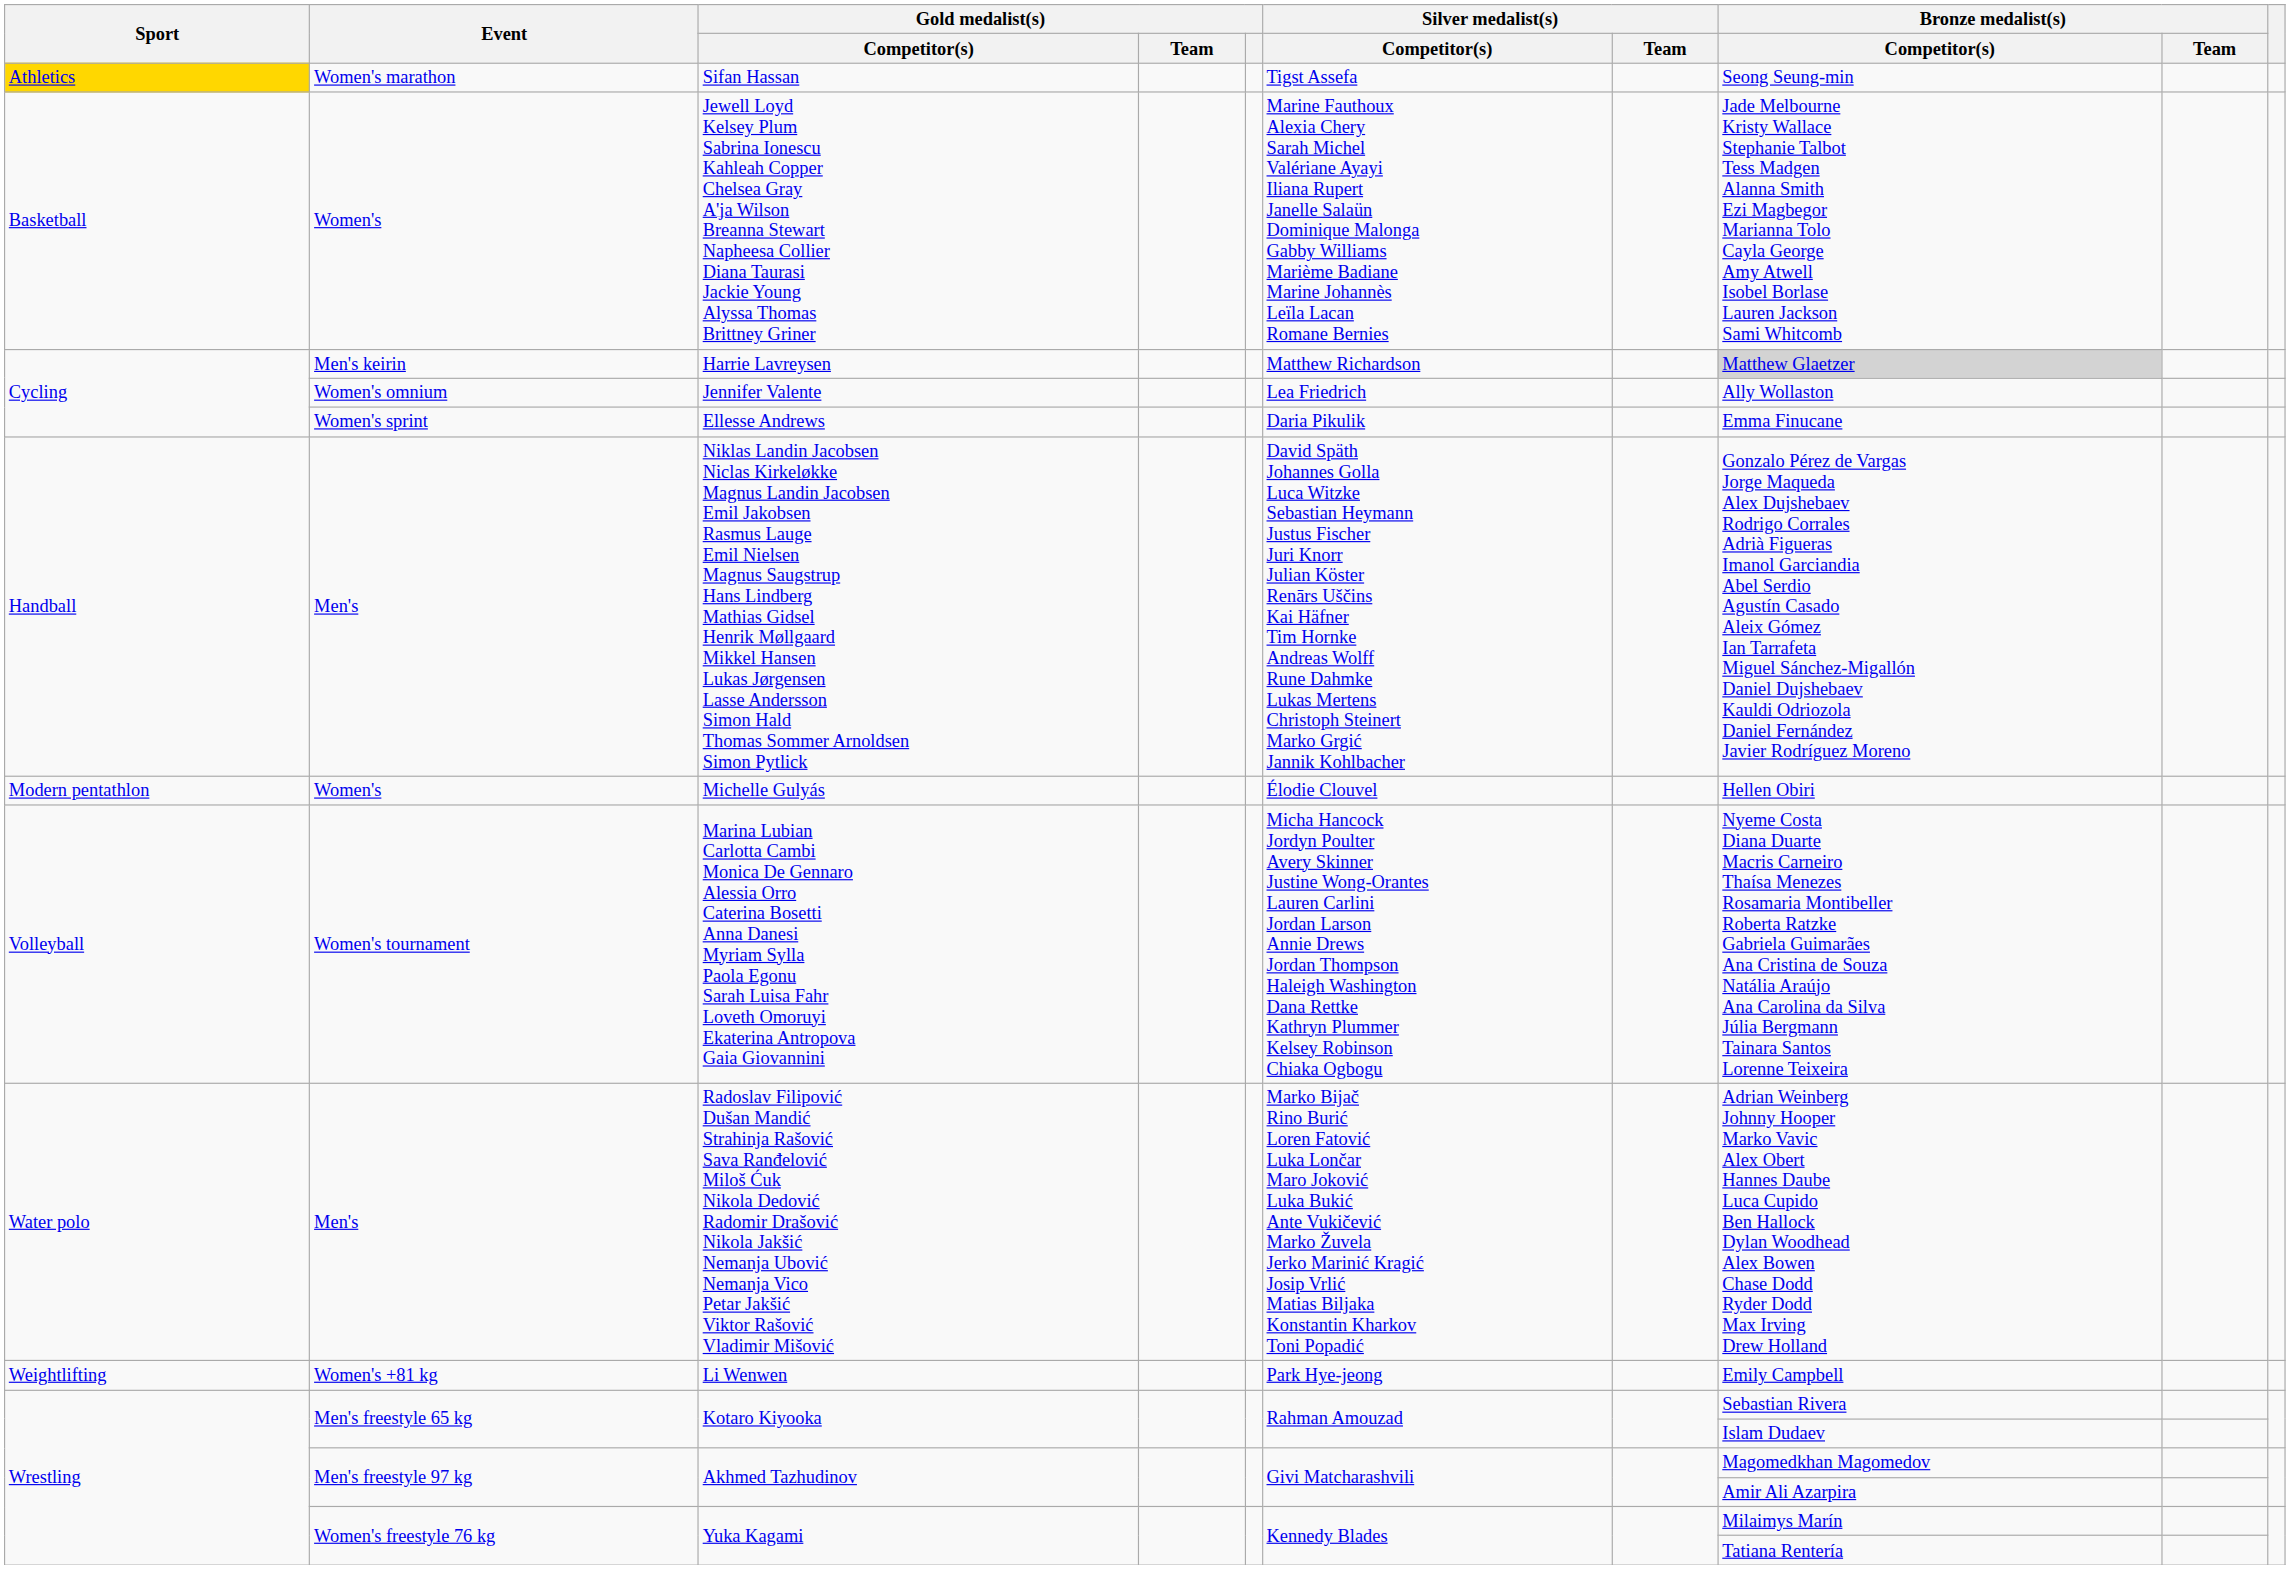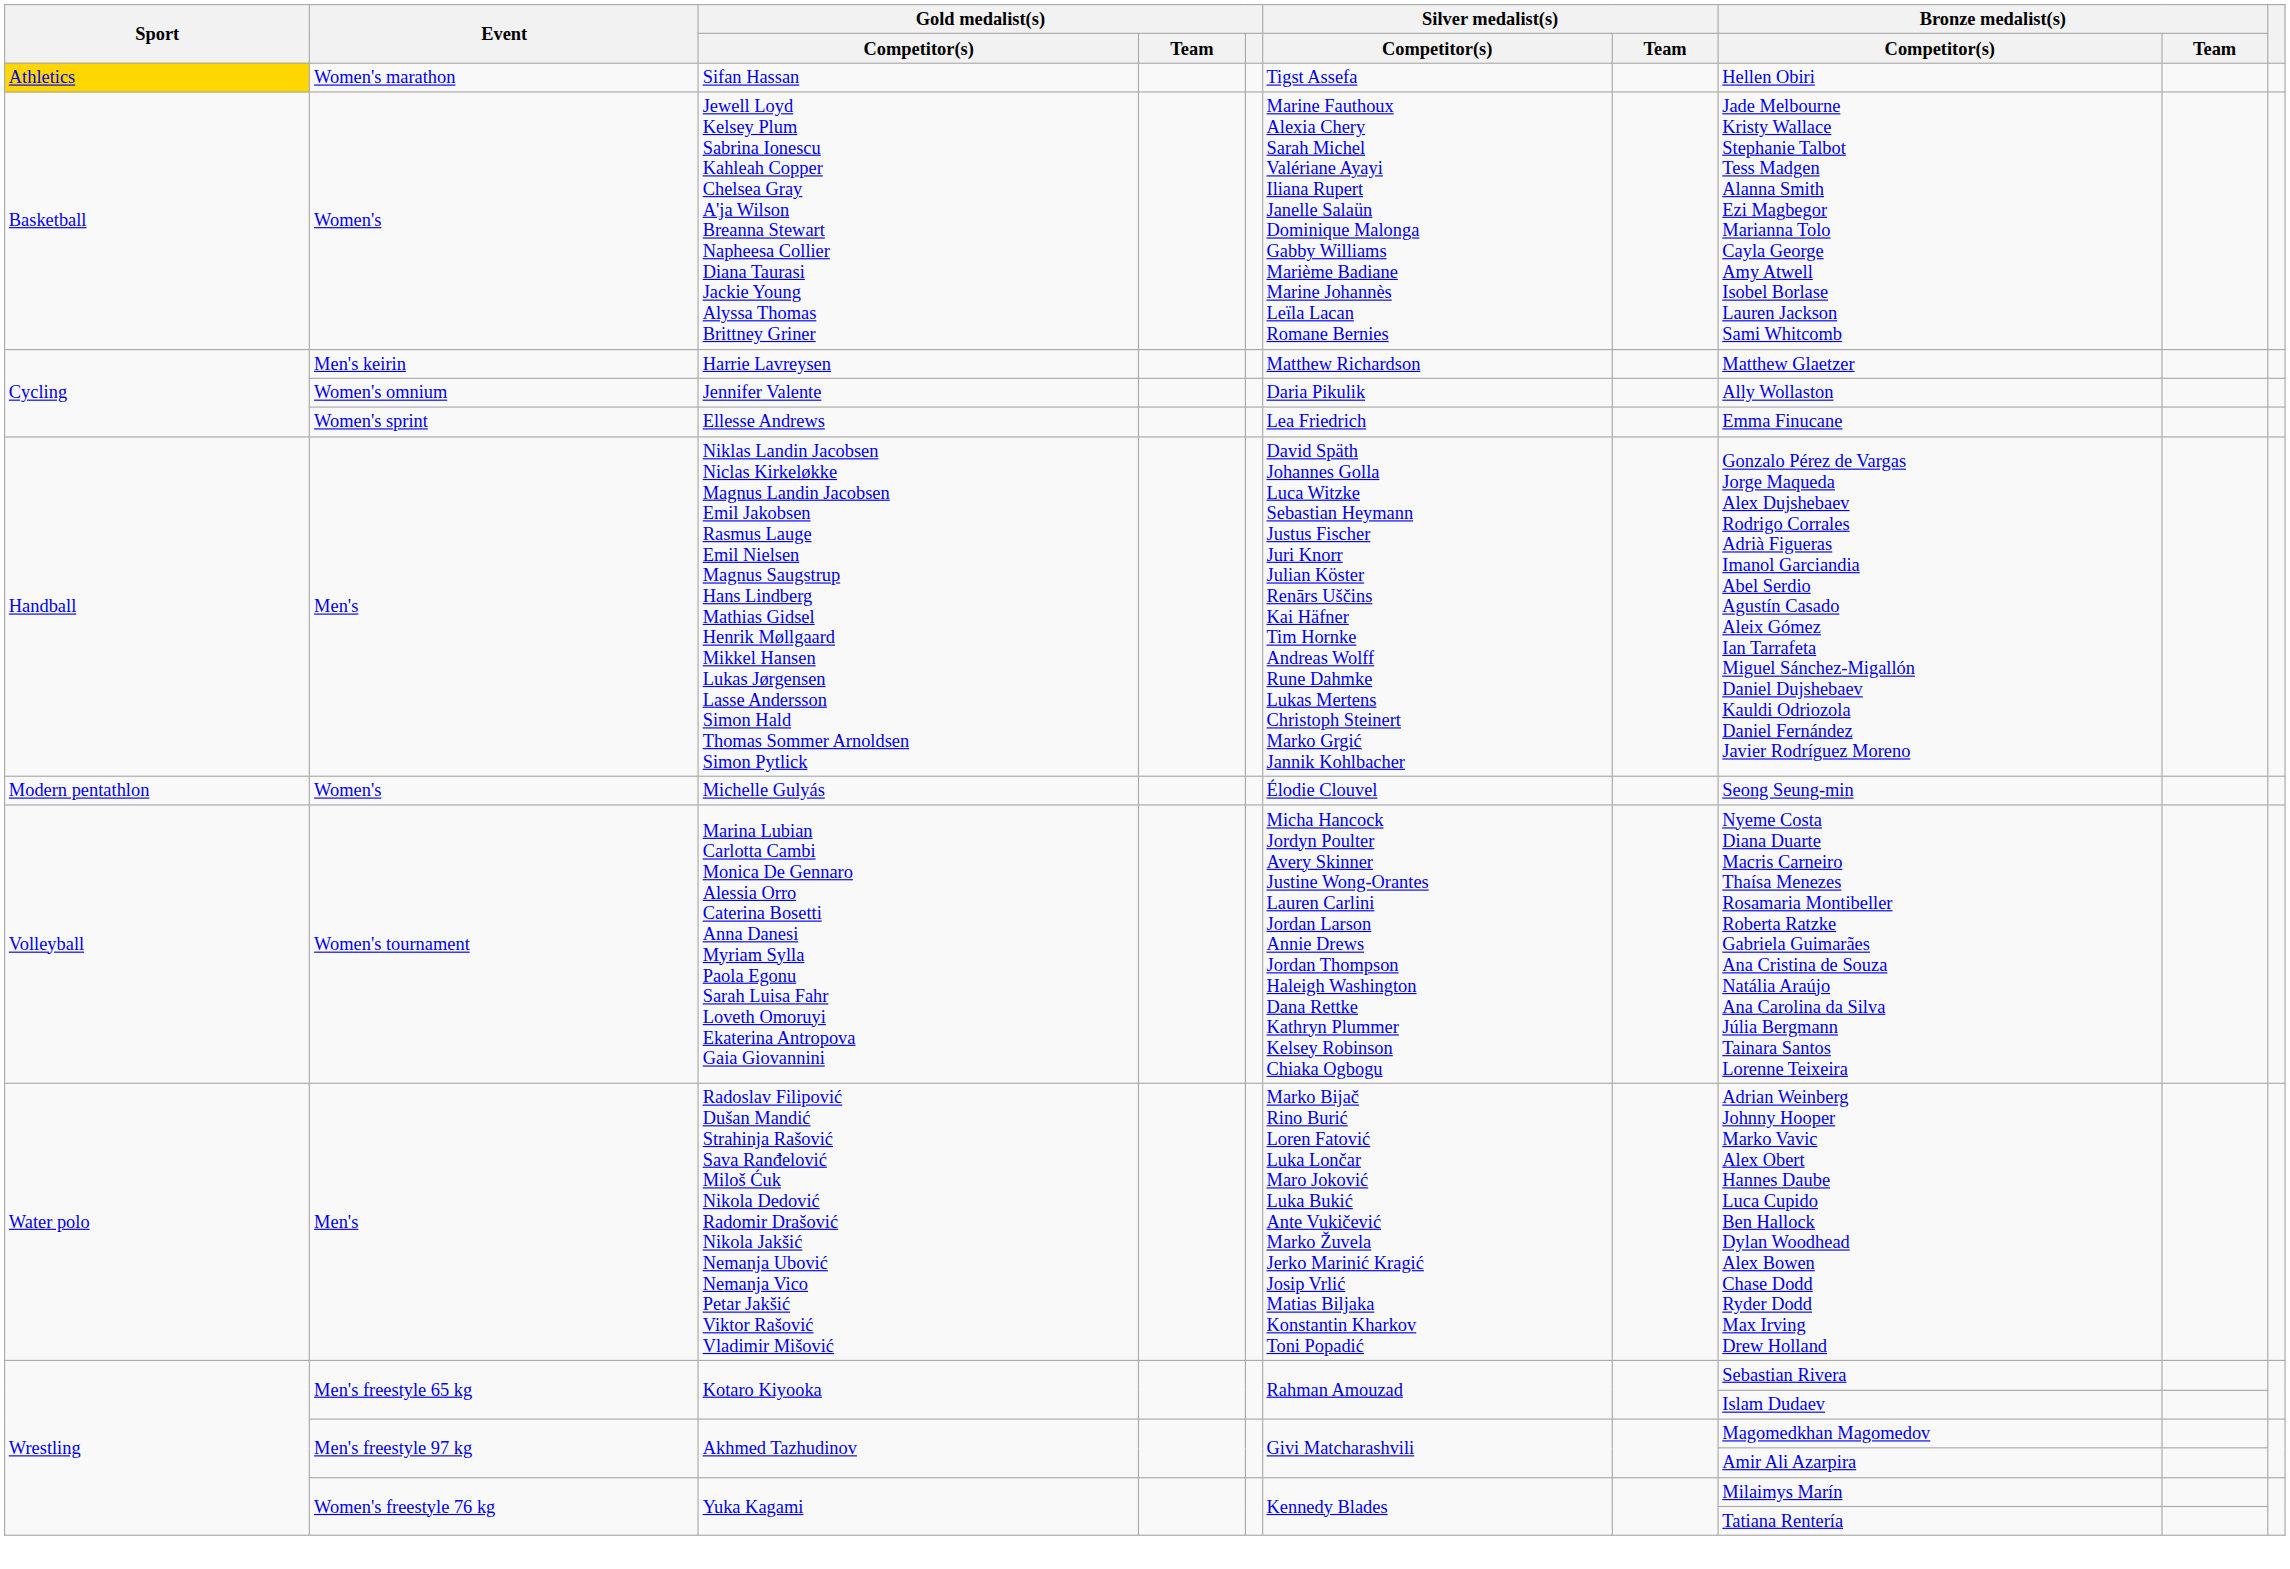(1788, 77) Seong Seung-min -> (1769, 77) Hellen Obiri
(1788, 363) lightgrey background -> (1788, 363) no background
(1316, 392) Lea Friedrich -> (1316, 392) Daria Pikulik
(1316, 421) Daria Pikulik -> (1316, 421) Lea Friedrich
(1769, 790) Hellen Obiri -> (1788, 790) Seong Seung-min
- row: (376, 1375)
